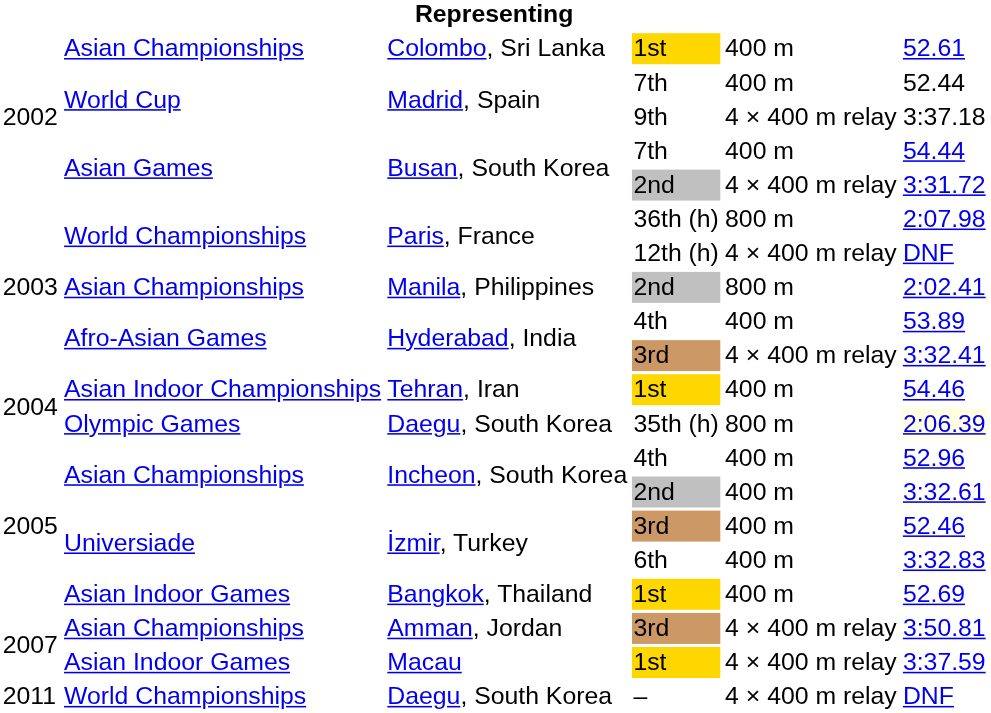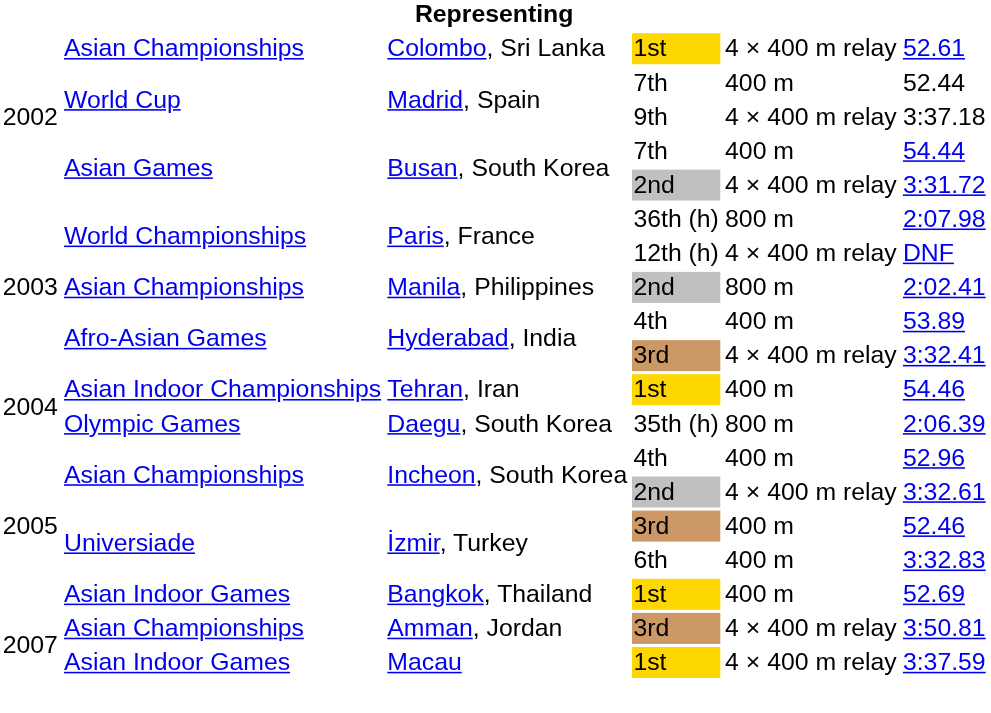(760, 48) 400 m -> (811, 48) 4 × 400 m relay
(944, 423) lightyellow background -> (944, 423) no background
(760, 491) 400 m -> (811, 491) 4 × 400 m relay
- row: (500, 696)
